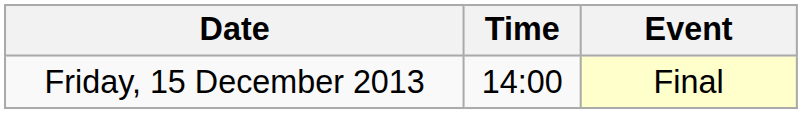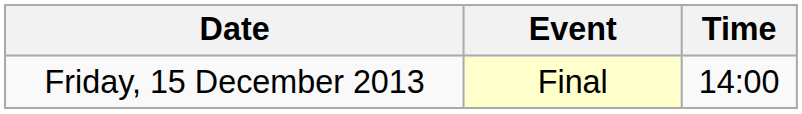columns swapped: (522, 30) <-> (689, 30)
